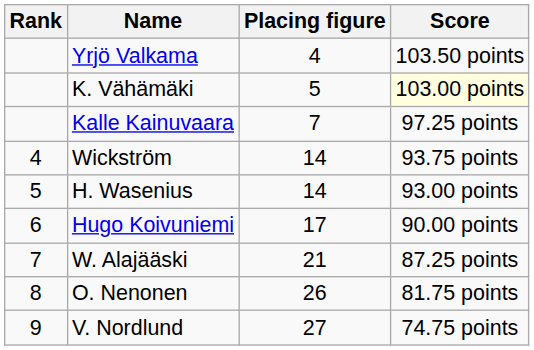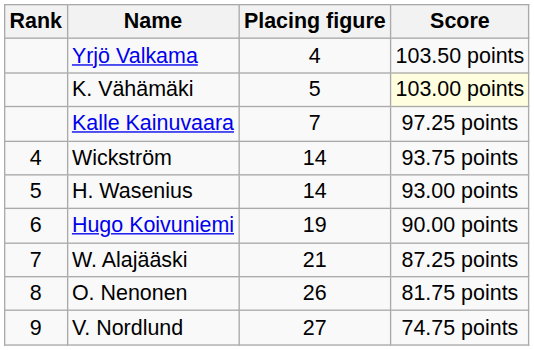(315, 225) 17 -> (315, 225) 19
